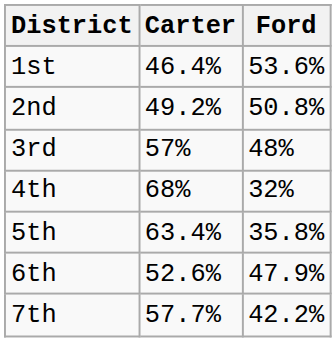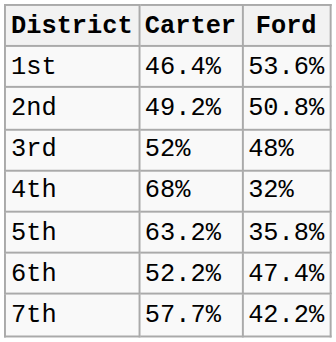(168, 150) 57% -> (168, 150) 52%
(183, 232) 63.4% -> (183, 232) 63.2%
(183, 274) 52.6% -> (183, 274) 52.2%
(286, 274) 47.9% -> (286, 274) 47.4%
